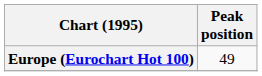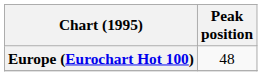(227, 58) 49 -> (227, 58) 48
